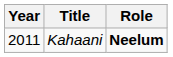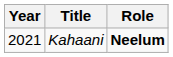(24, 40) 2011 -> (25, 40) 2021
